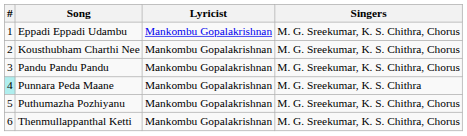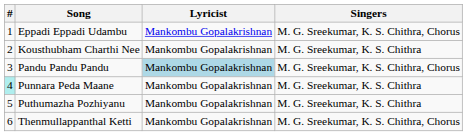(369, 49) M. G. Sreekumar, K. S. Chithra, Chorus -> (349, 49) M. G. Sreekumar, K. S. Chithra
(208, 67) no background -> (208, 67) lightblue background
(369, 103) M. G. Sreekumar, K. S. Chithra, Chorus -> (349, 103) M. G. Sreekumar, K. S. Chithra
